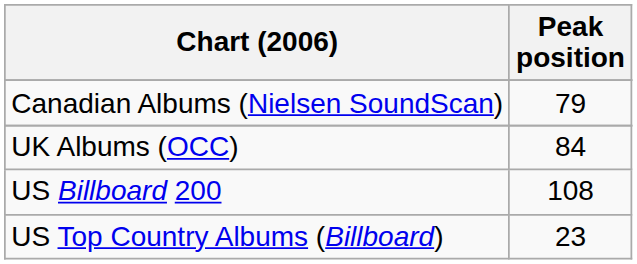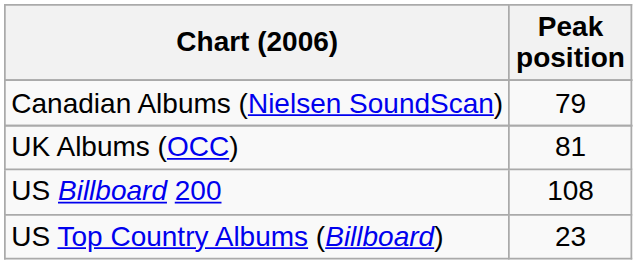(571, 147) 84 -> (571, 147) 81
